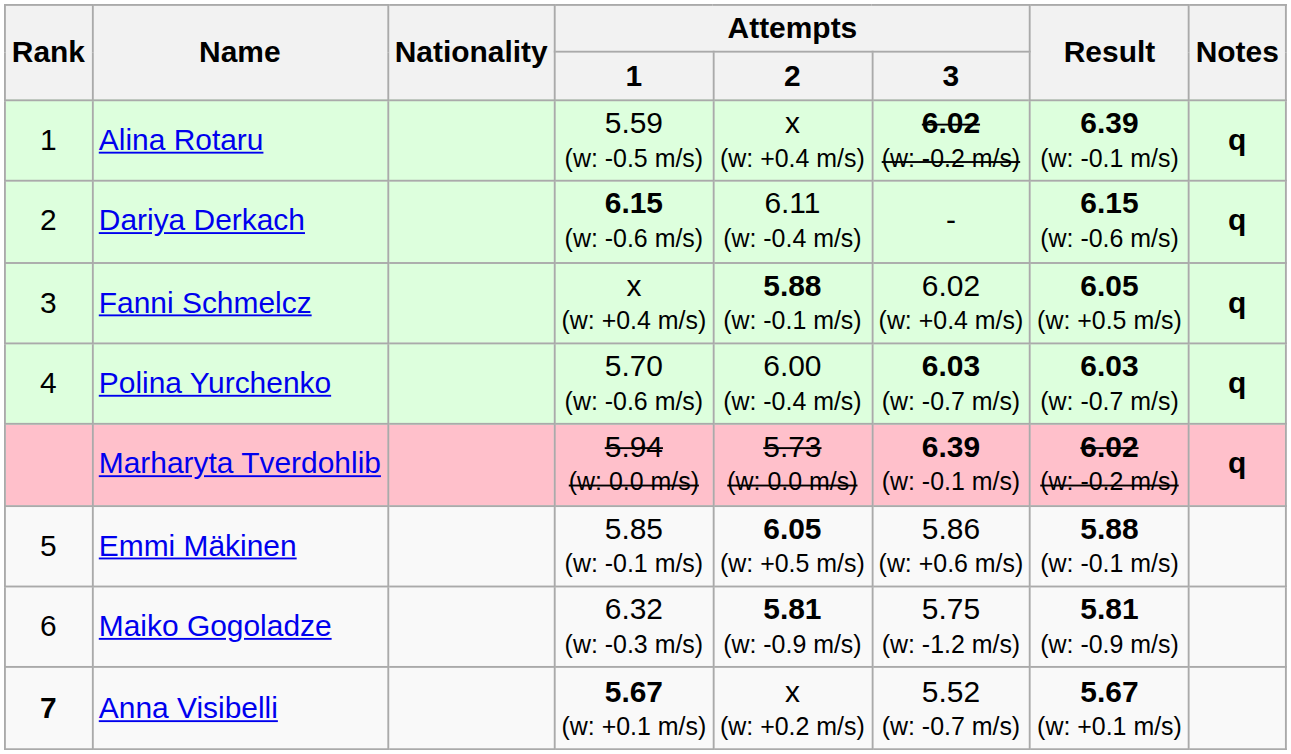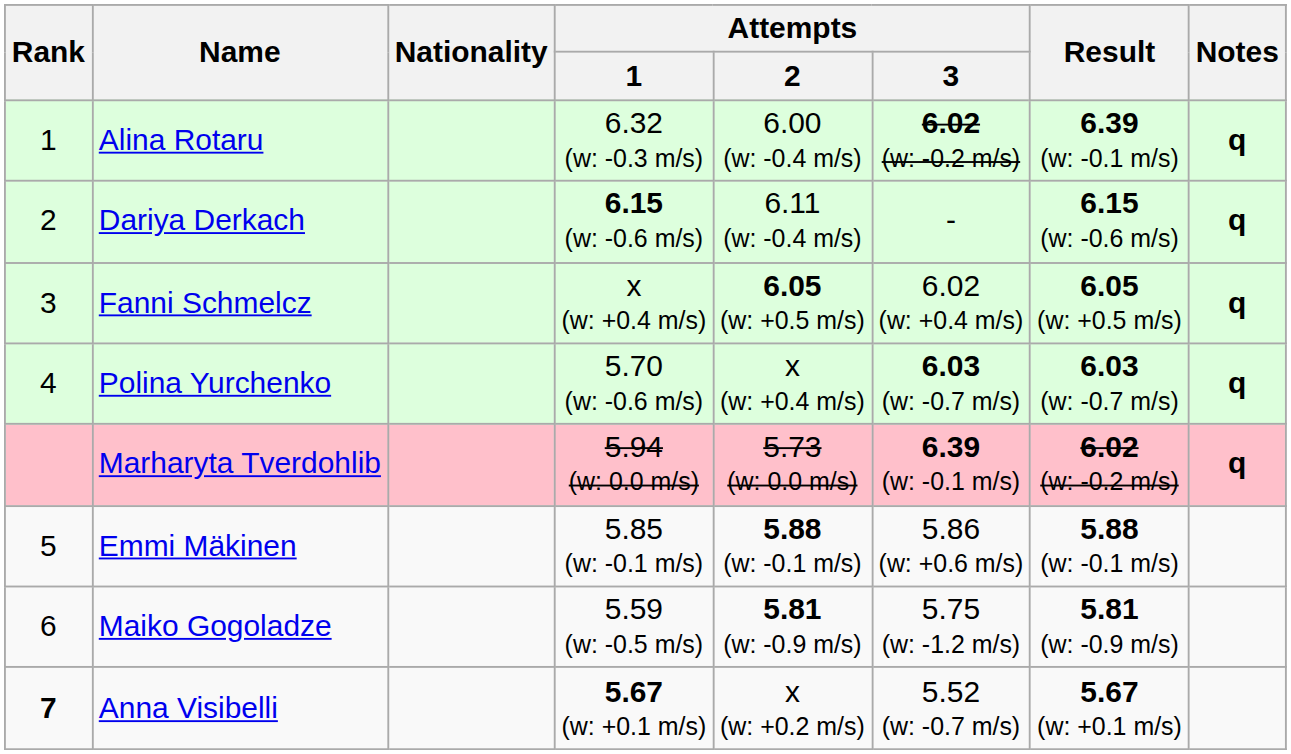(634, 139) 5.59 (w: -0.5 m/s) -> (634, 139) 6.32 (w: -0.3 m/s)
(792, 139) x (w: +0.4 m/s) -> (792, 139) 6.00 (w: -0.4 m/s)
(792, 302) 5.88 (w: -0.1 m/s) -> (792, 302) 6.05 (w: +0.5 m/s)
(792, 383) 6.00 (w: -0.4 m/s) -> (792, 383) x (w: +0.4 m/s)
(792, 545) 6.05 (w: +0.5 m/s) -> (792, 545) 5.88 (w: -0.1 m/s)
(634, 626) 6.32 (w: -0.3 m/s) -> (634, 626) 5.59 (w: -0.5 m/s)
